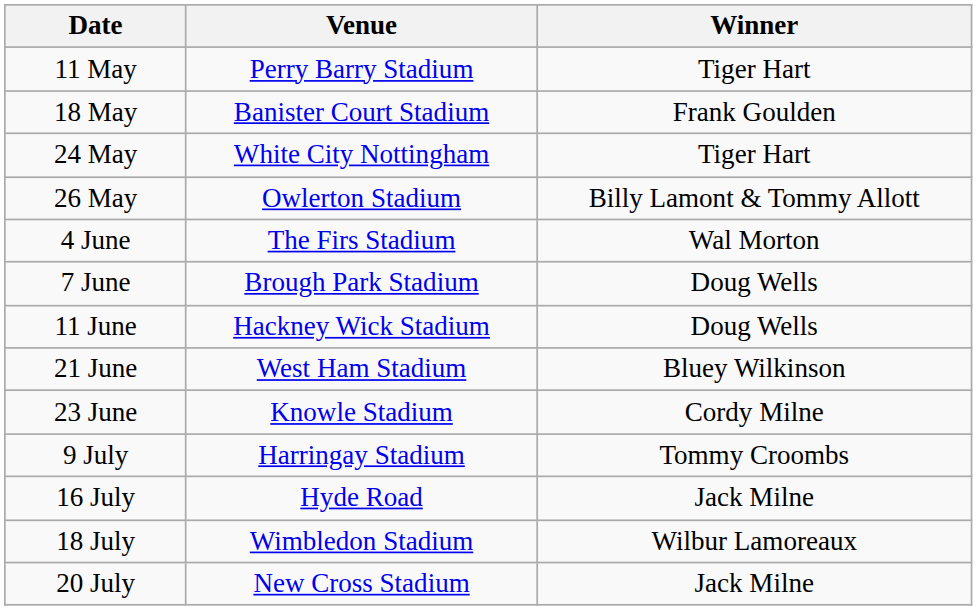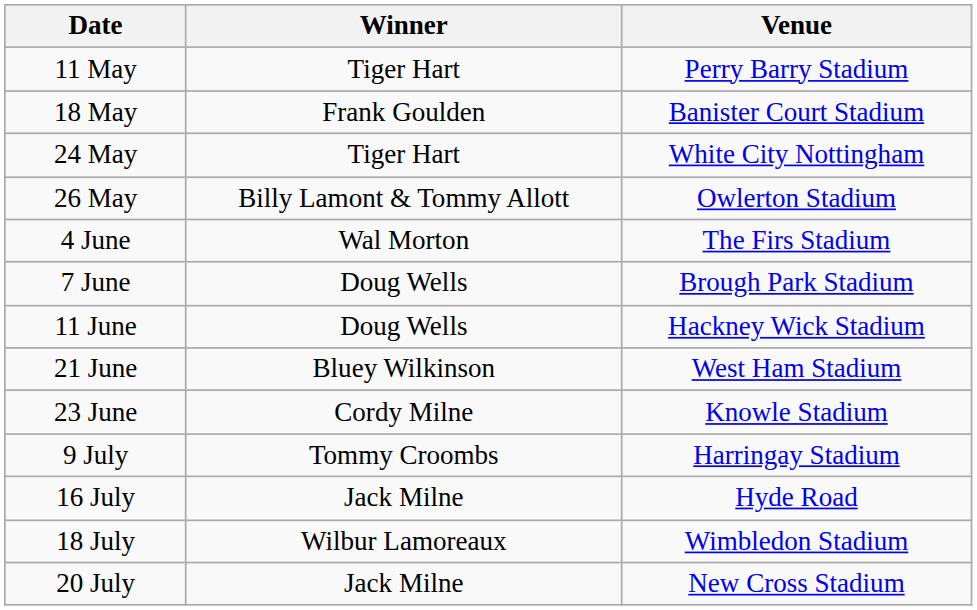columns swapped: (362, 25) <-> (754, 25)
